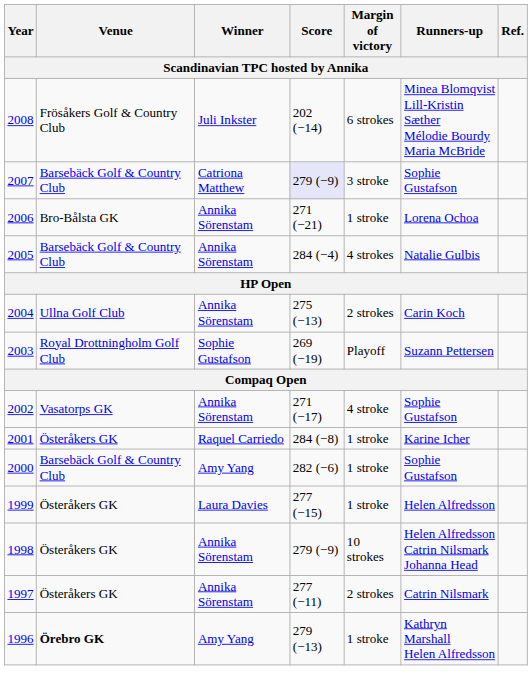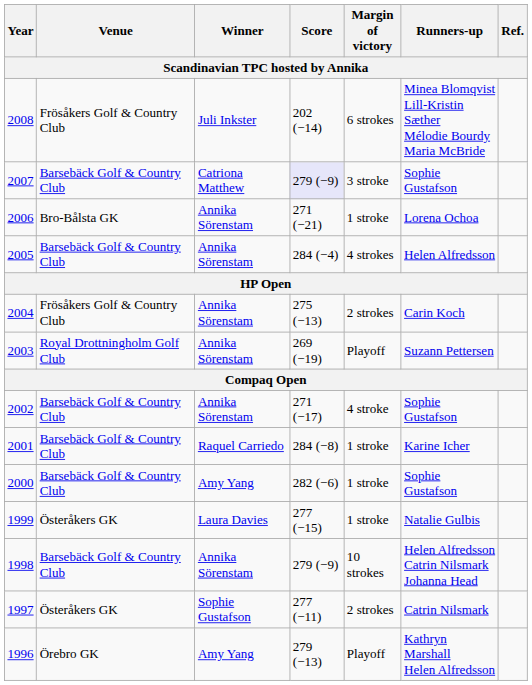(442, 254) Natalie Gulbis -> (450, 254) Helen Alfredsson
(82, 313) Ullna Golf Club -> (108, 313) Frösåkers Golf & Country Club
(224, 350) Sophie Gustafson -> (225, 350) Annika Sörenstam
(76, 409) Vasatorps GK -> (110, 409) Barsebäck Golf & Country Club
(79, 438) Österåkers GK -> (110, 446) Barsebäck Golf & Country Club
(450, 504) Helen Alfredsson -> (442, 520) Natalie Gulbis
(79, 549) Österåkers GK -> (110, 564) Barsebäck Golf & Country Club
(225, 594) Annika Sörenstam -> (224, 609) Sophie Gustafson
(72, 638) bold -> (69, 654) normal
(368, 638) 1 stroke -> (366, 654) Playoff
